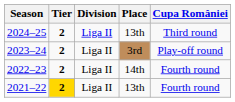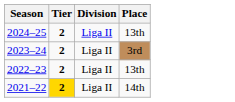- column: (190, 14)
(135, 69) 14th -> (135, 69) 13th
(135, 88) 13th -> (135, 88) 14th
